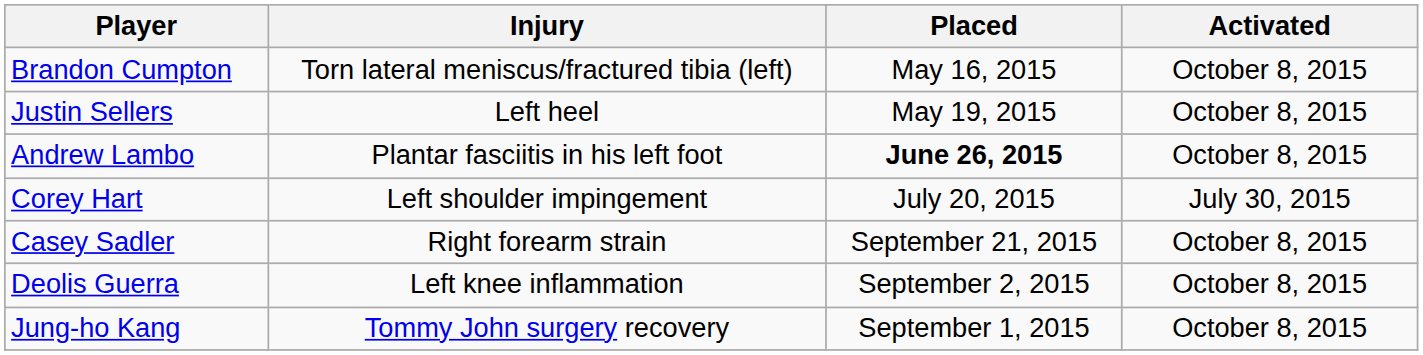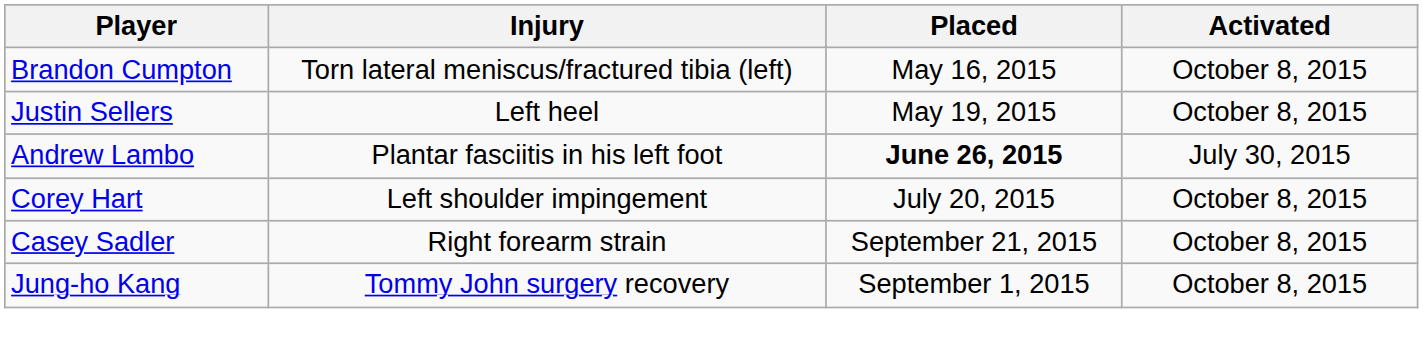(1270, 155) October 8, 2015 -> (1270, 155) July 30, 2015
(1270, 198) July 30, 2015 -> (1270, 198) October 8, 2015
- row: (95, 284)
